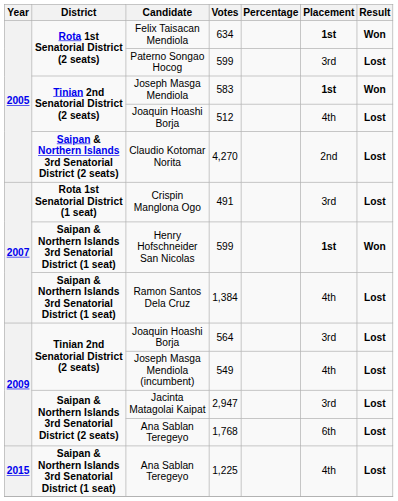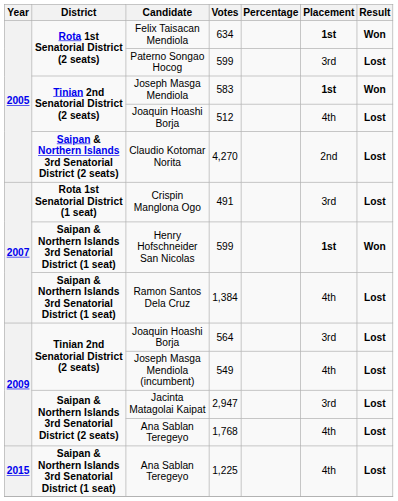(329, 432) 6th -> (329, 432) 4th
